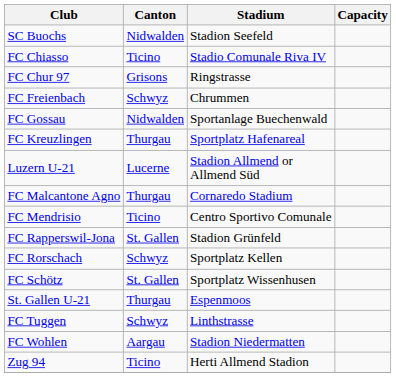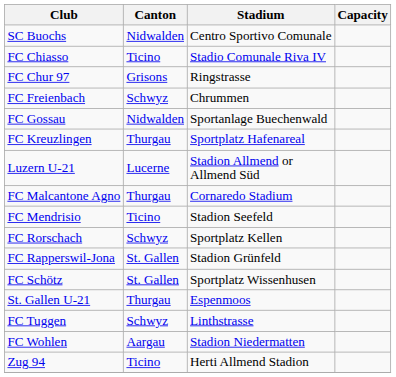(231, 35) Stadion Seefeld -> (261, 35) Centro Sportivo Comunale
(261, 216) Centro Sportivo Comunale -> (231, 216) Stadion Seefeld
rows swapped: (61, 237) <-> (45, 258)
